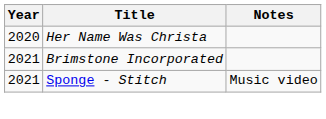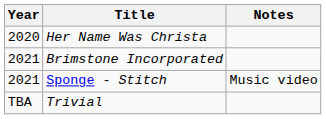+ row: (74, 103)
